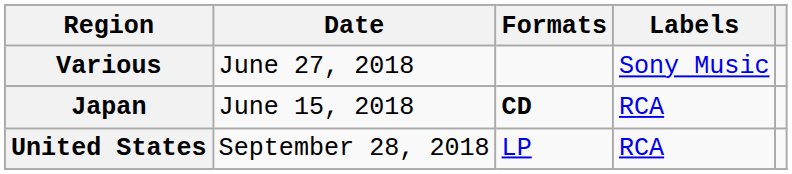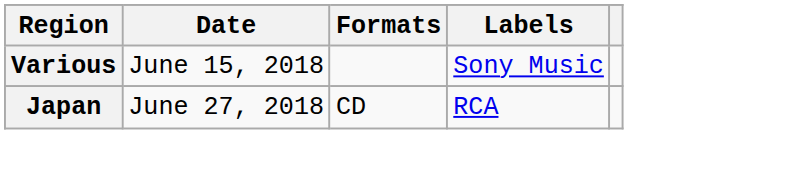(316, 66) June 27, 2018 -> (226, 66) June 15, 2018
(316, 107) June 15, 2018 -> (226, 107) June 27, 2018
(517, 107) bold -> (351, 107) normal
- row: (109, 148)
